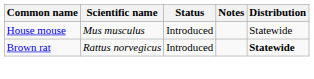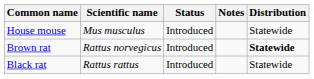+ row: (27, 64)
